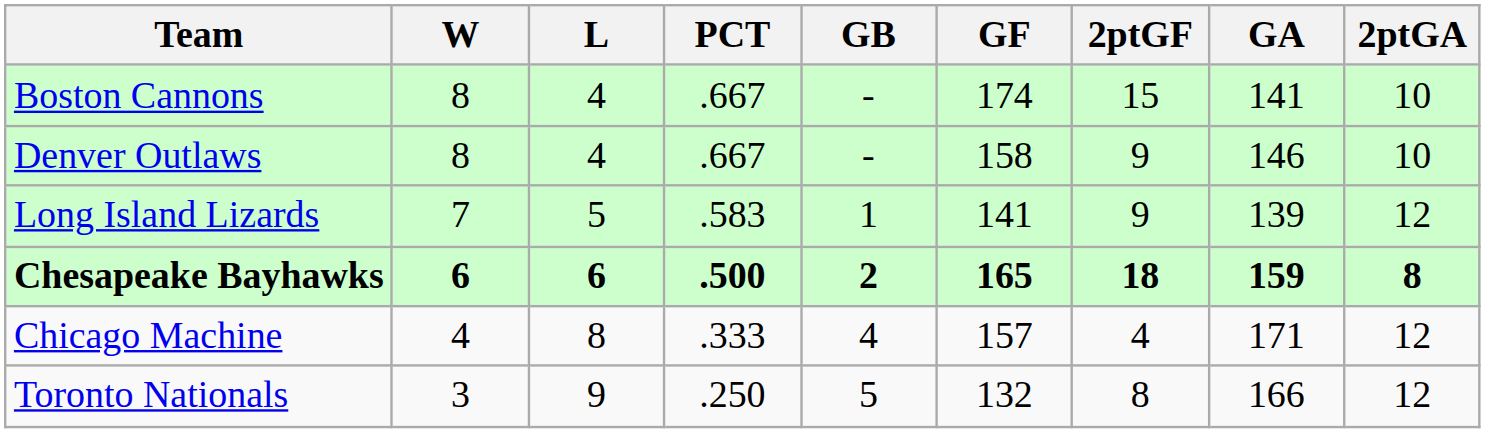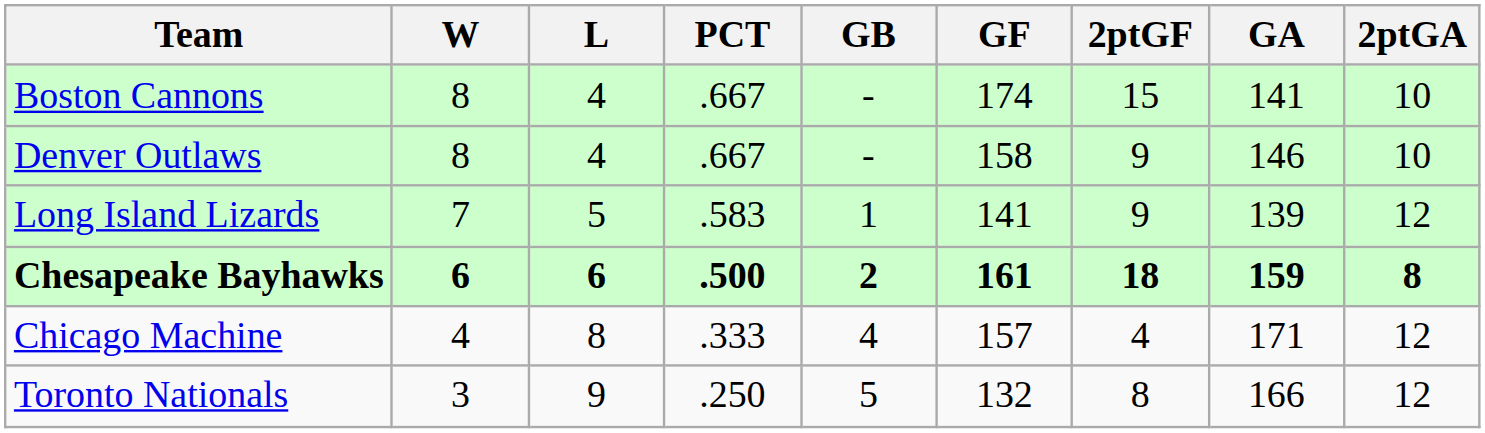(1004, 275) 165 -> (1004, 275) 161
